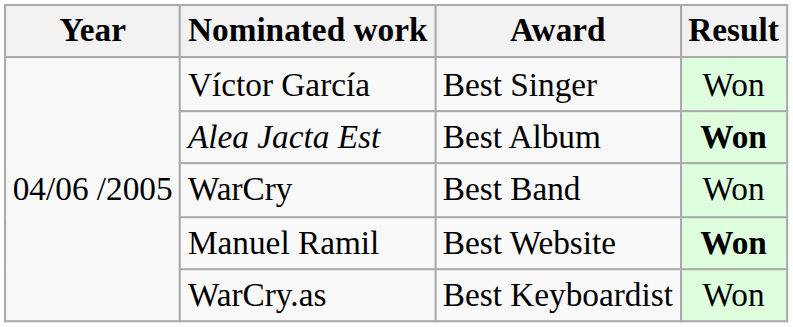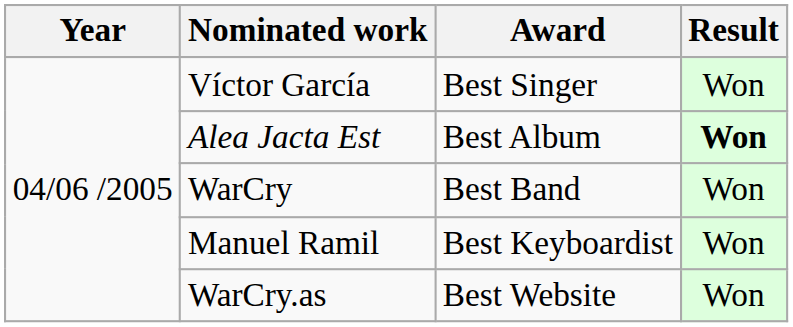(529, 242) Best Website -> (558, 242) Best Keyboardist
(734, 242) bold -> (734, 242) normal
(558, 294) Best Keyboardist -> (529, 294) Best Website
